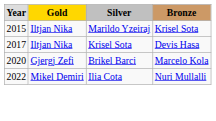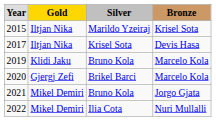+ row: (16, 60)
+ row: (16, 92)
